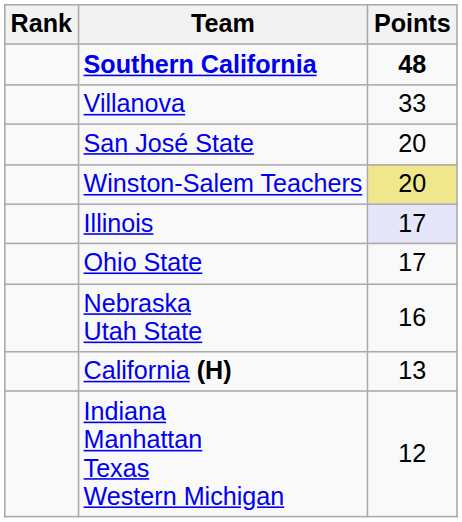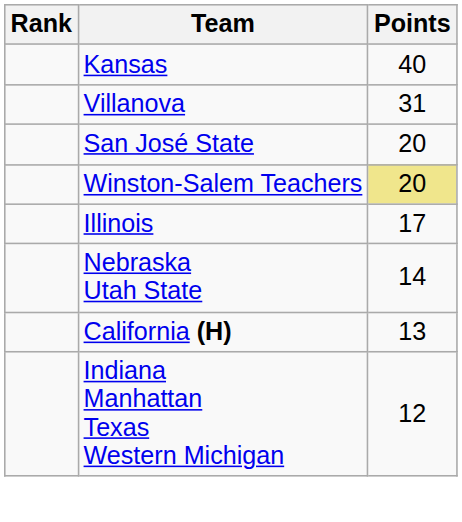- row: (200, 64)
+ row: (125, 64)
(412, 104) 33 -> (412, 104) 31
(412, 223) lavender background -> (412, 223) no background
- row: (143, 263)
(412, 317) 16 -> (412, 277) 14
